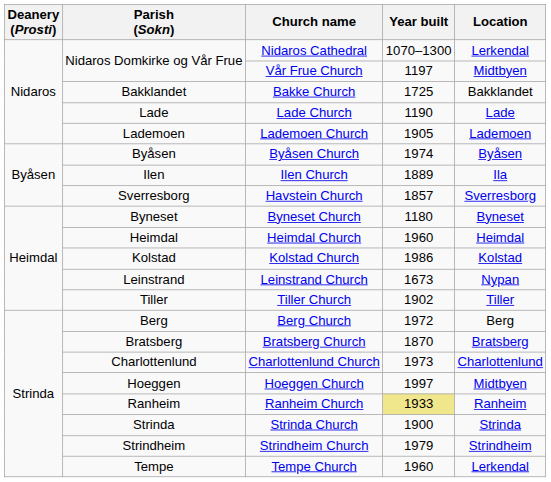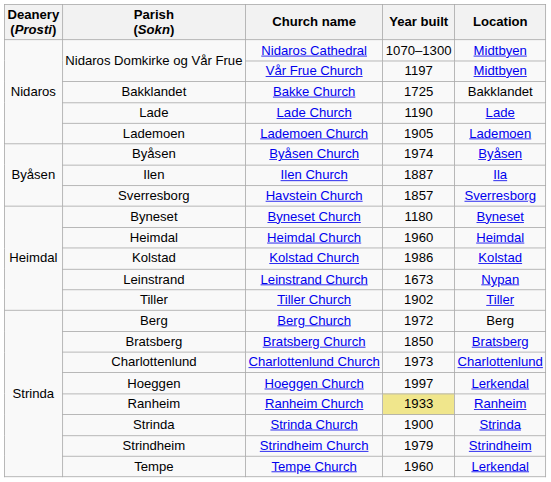(500, 50) Lerkendal -> (500, 50) Midtbyen
(419, 175) 1889 -> (419, 175) 1887
(419, 341) 1870 -> (419, 341) 1850
(500, 383) Midtbyen -> (500, 383) Lerkendal
